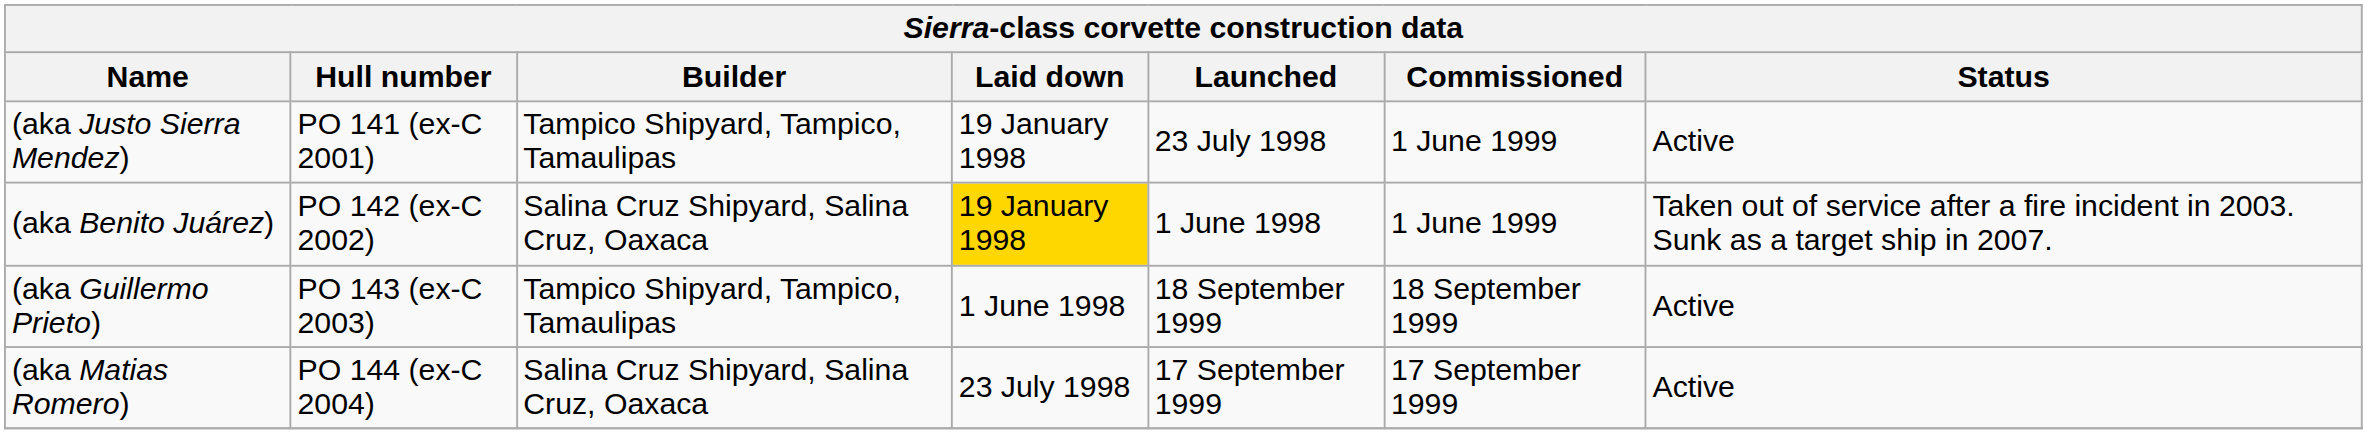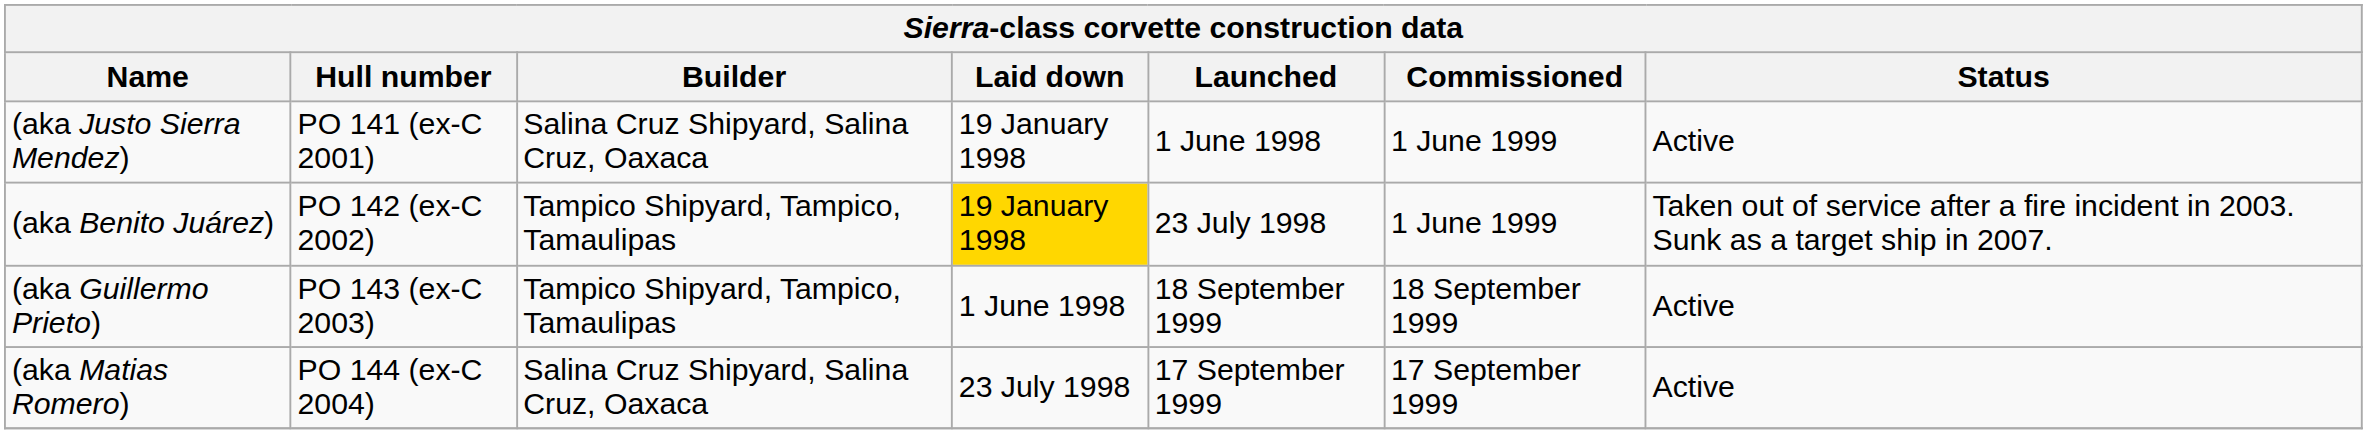(712, 141) Tampico Shipyard, Tampico, Tamaulipas -> (716, 141) Salina Cruz Shipyard, Salina Cruz, Oaxaca
(1240, 141) 23 July 1998 -> (1238, 141) 1 June 1998
(716, 223) Salina Cruz Shipyard, Salina Cruz, Oaxaca -> (712, 223) Tampico Shipyard, Tampico, Tamaulipas
(1238, 223) 1 June 1998 -> (1240, 223) 23 July 1998
